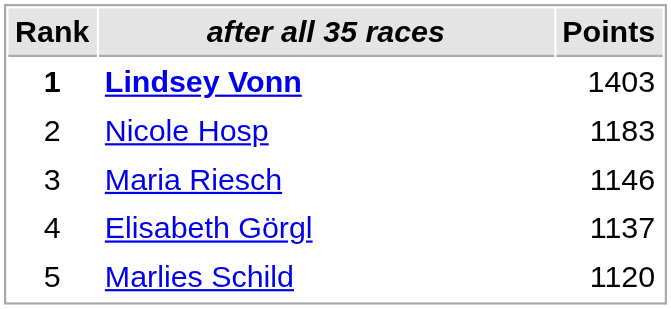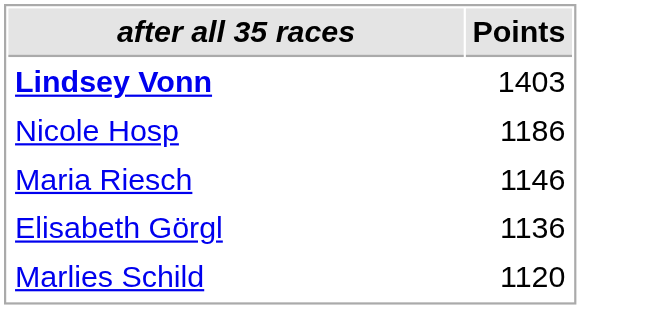- column: (52, 32)
(622, 131) 1183 -> (533, 131) 1186
(622, 228) 1137 -> (533, 228) 1136
